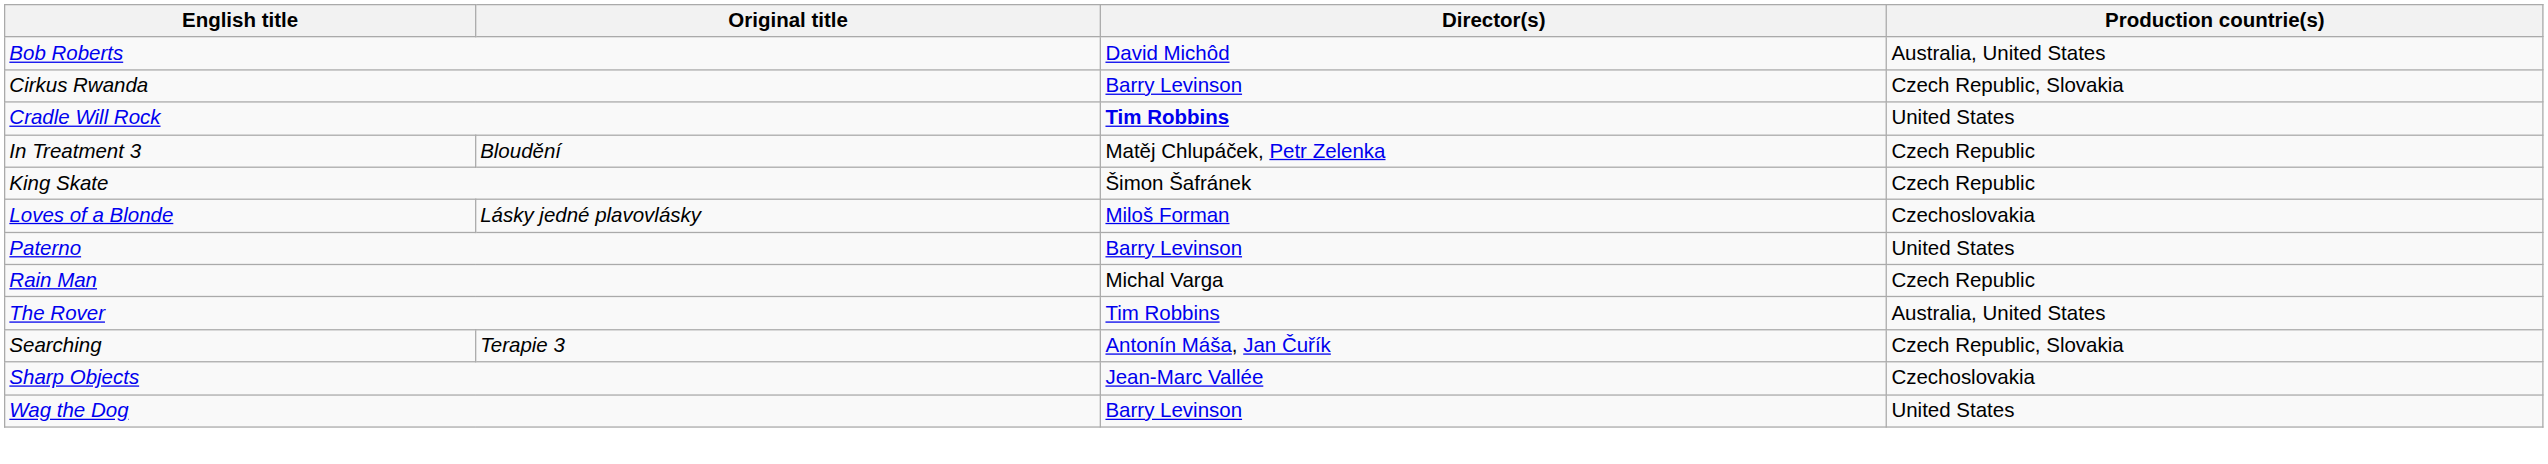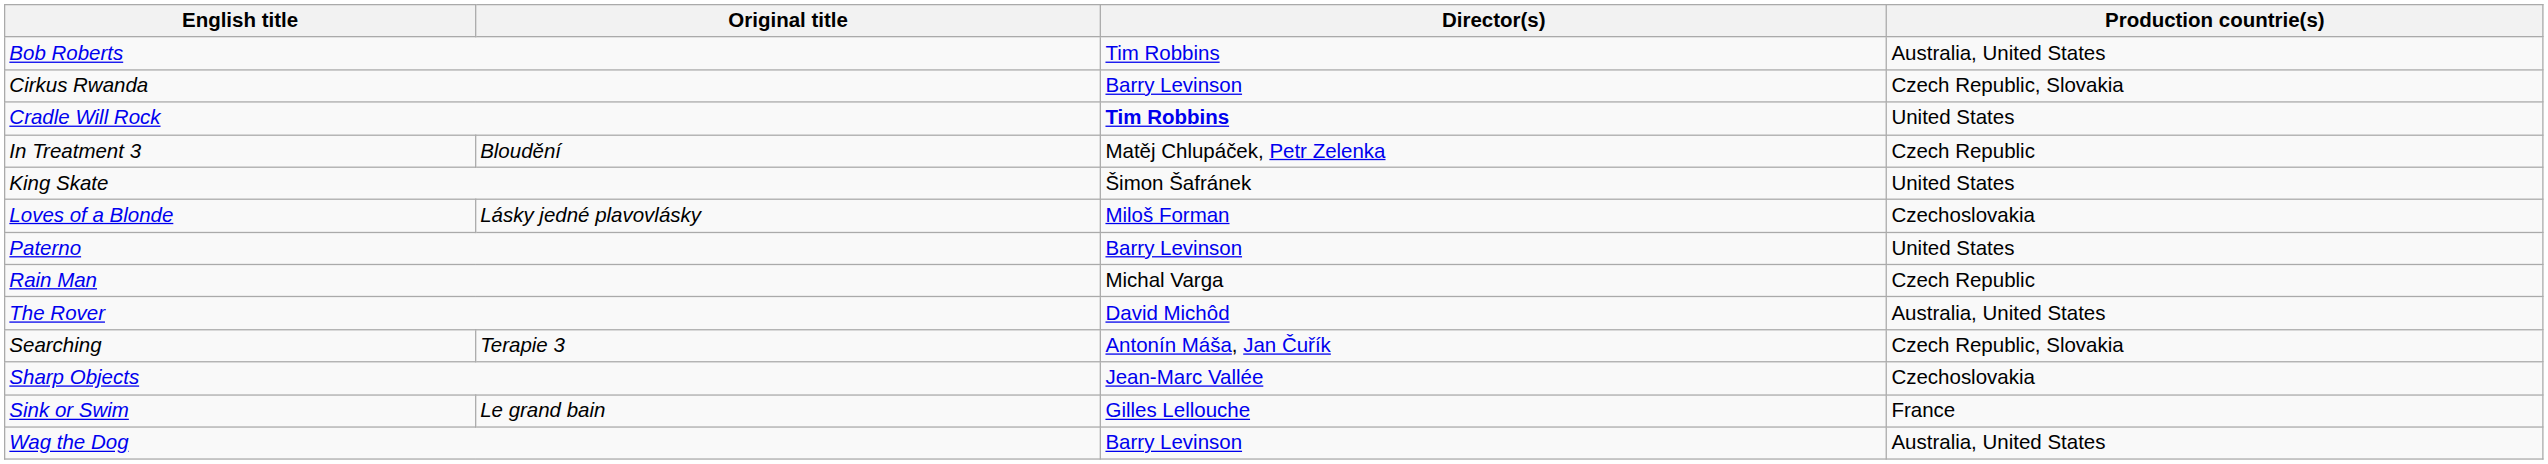(1168, 53) David Michôd -> (1163, 53) Tim Robbins
(1963, 183) Czech Republic -> (1953, 183) United States
(1163, 313) Tim Robbins -> (1168, 313) David Michôd
+ row: (69, 410)
(1953, 410) United States -> (1998, 442) Australia, United States
